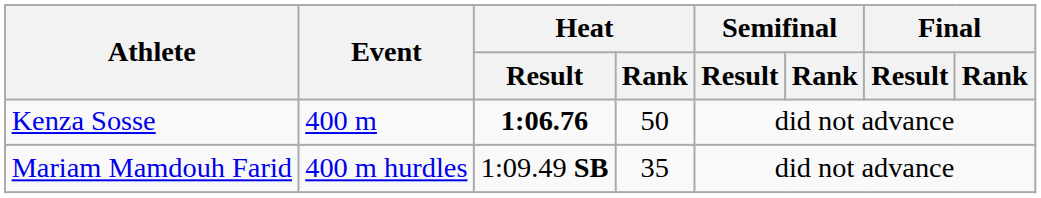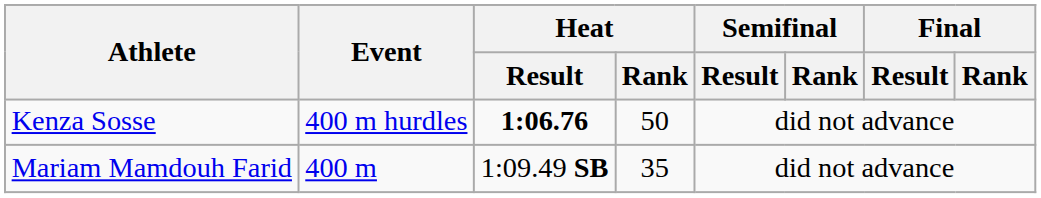(341, 121) 400 m -> (386, 121) 400 m hurdles
(386, 168) 400 m hurdles -> (341, 168) 400 m
